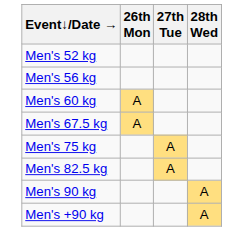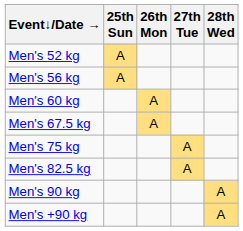+ column: (120, 24)
